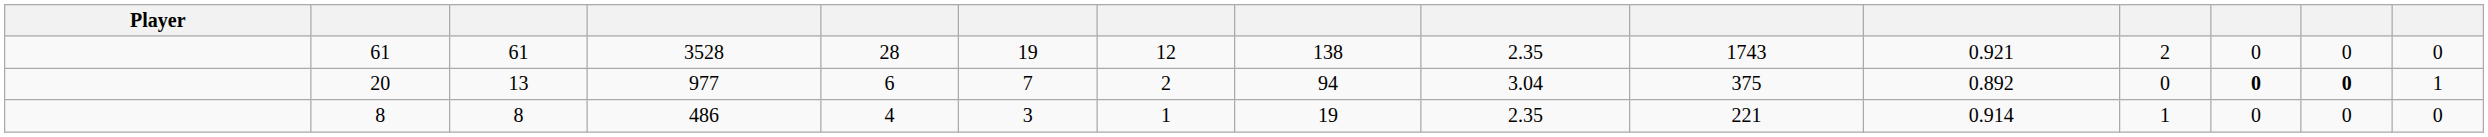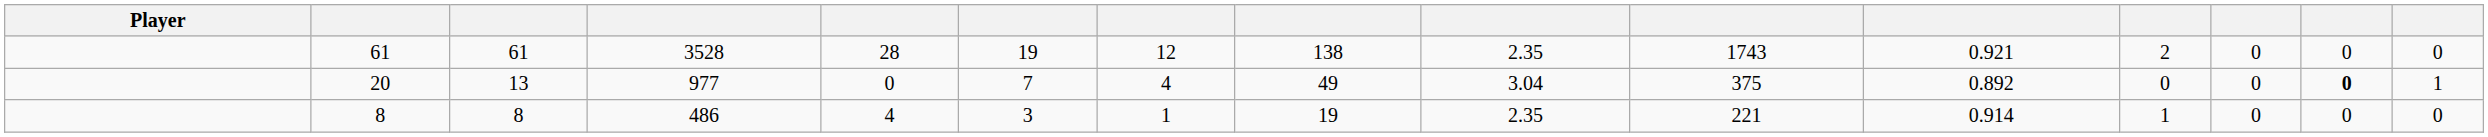(890, 83) 6 -> (890, 83) 0
(1166, 83) 2 -> (1166, 83) 4
(1328, 83) 94 -> (1328, 83) 49
(2256, 83) bold -> (2256, 83) normal
